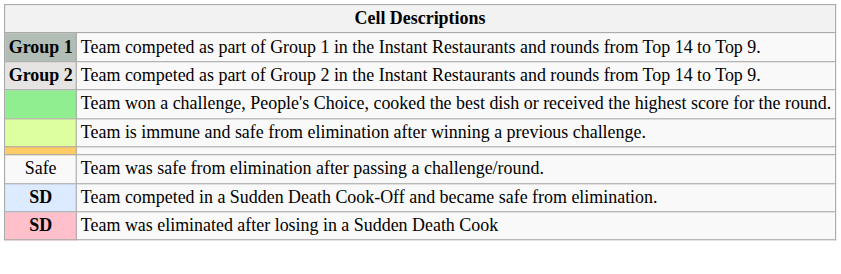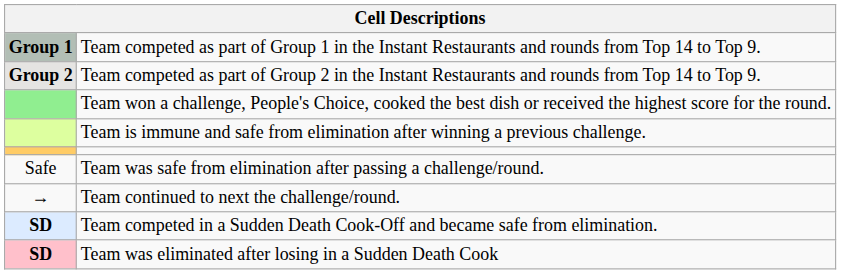+ row: (240, 197)
